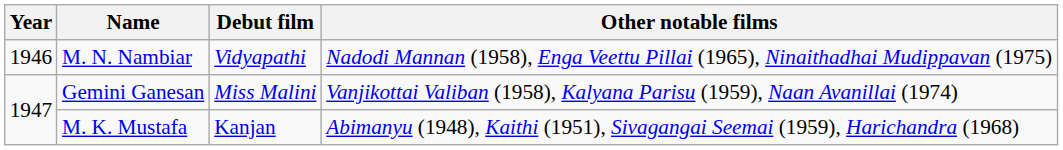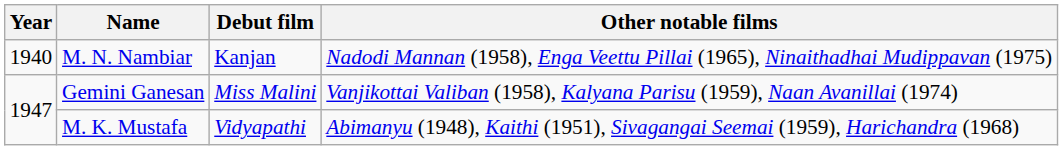(31, 57) 1946 -> (31, 57) 1940
(260, 57) Vidyapathi -> (245, 57) Kanjan
(245, 127) Kanjan -> (260, 127) Vidyapathi
